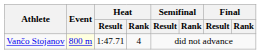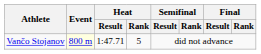(139, 42) 4 -> (139, 42) 5
